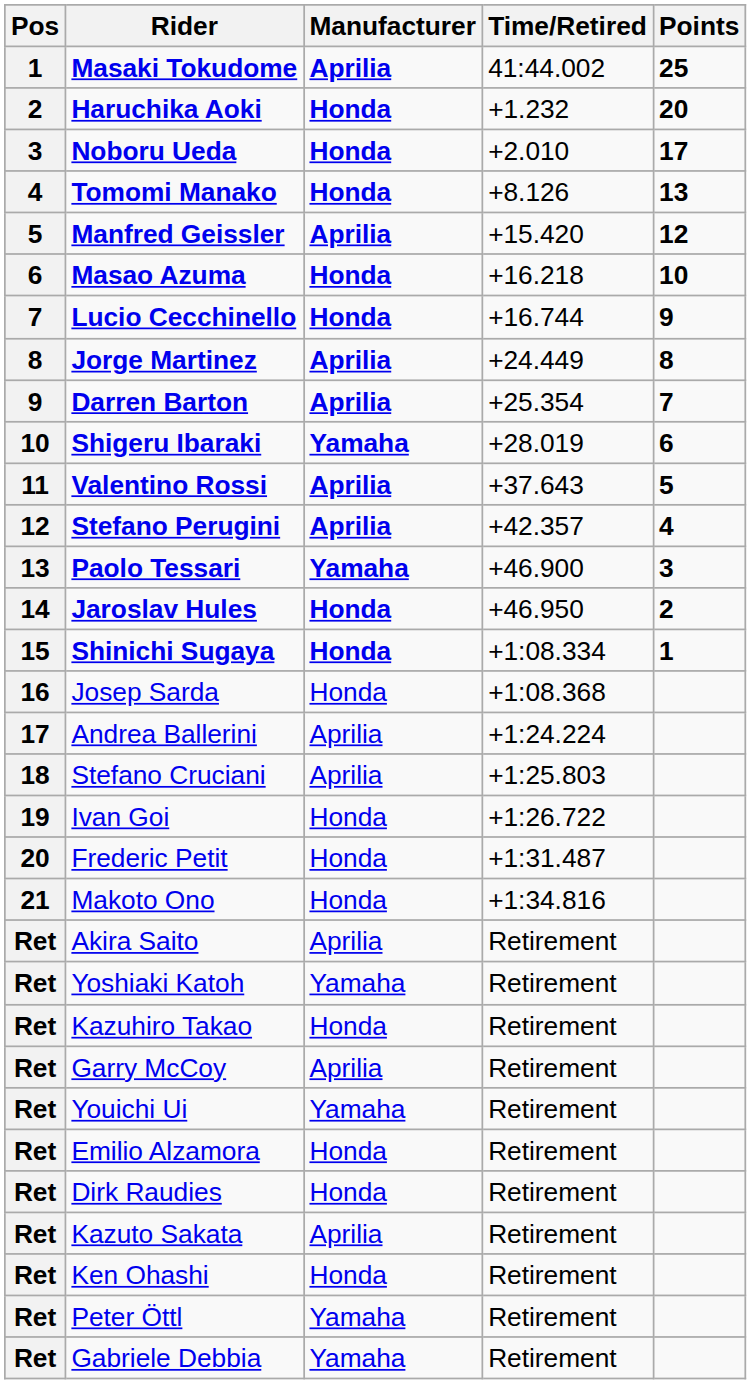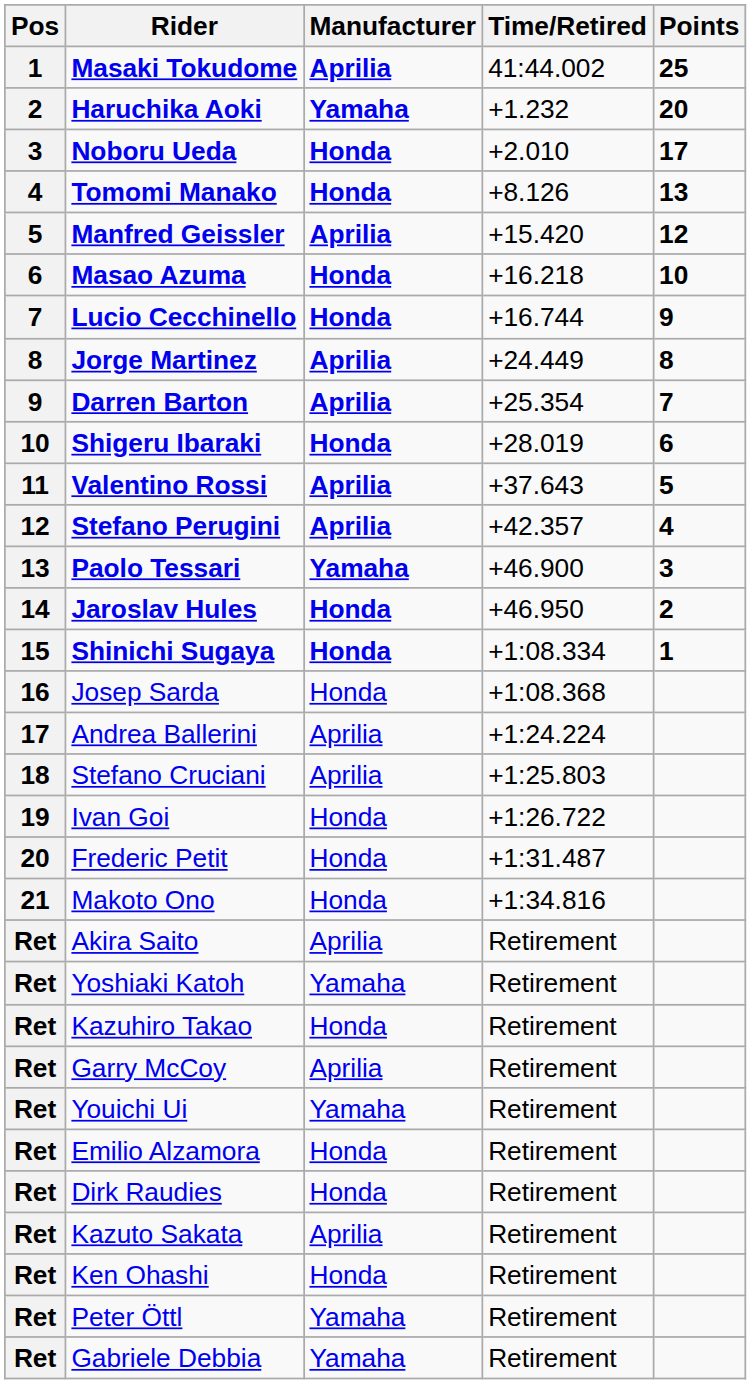(350, 109) Honda -> (359, 109) Yamaha
(359, 442) Yamaha -> (350, 442) Honda
